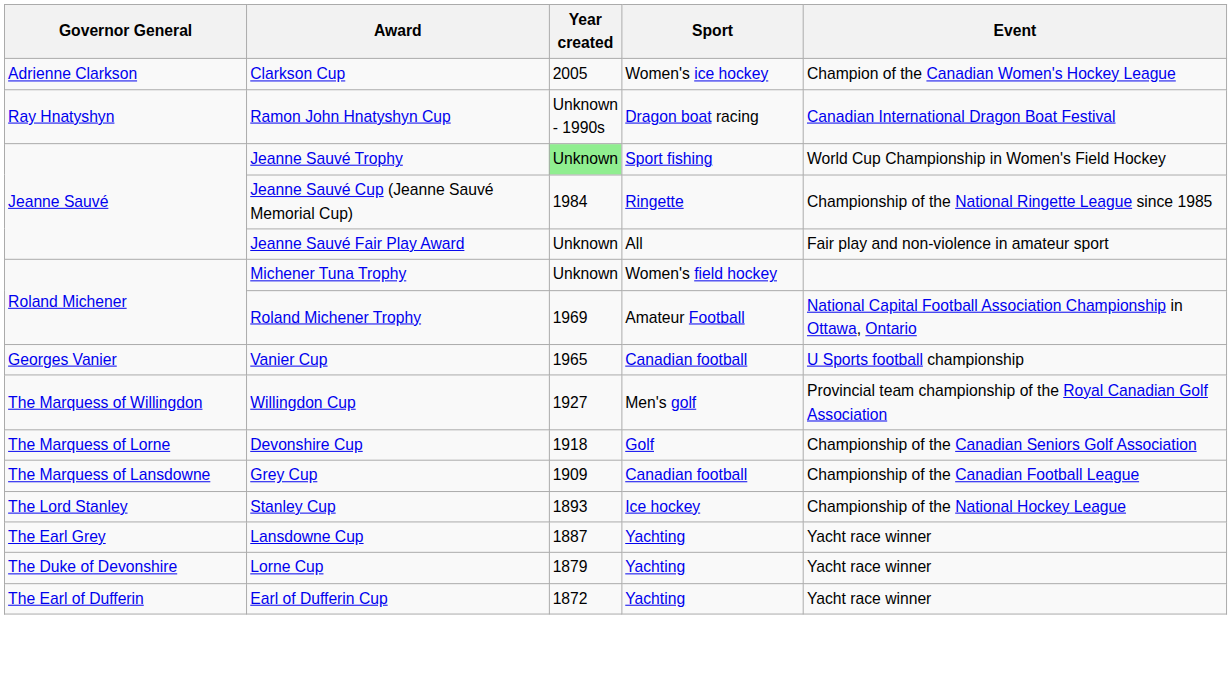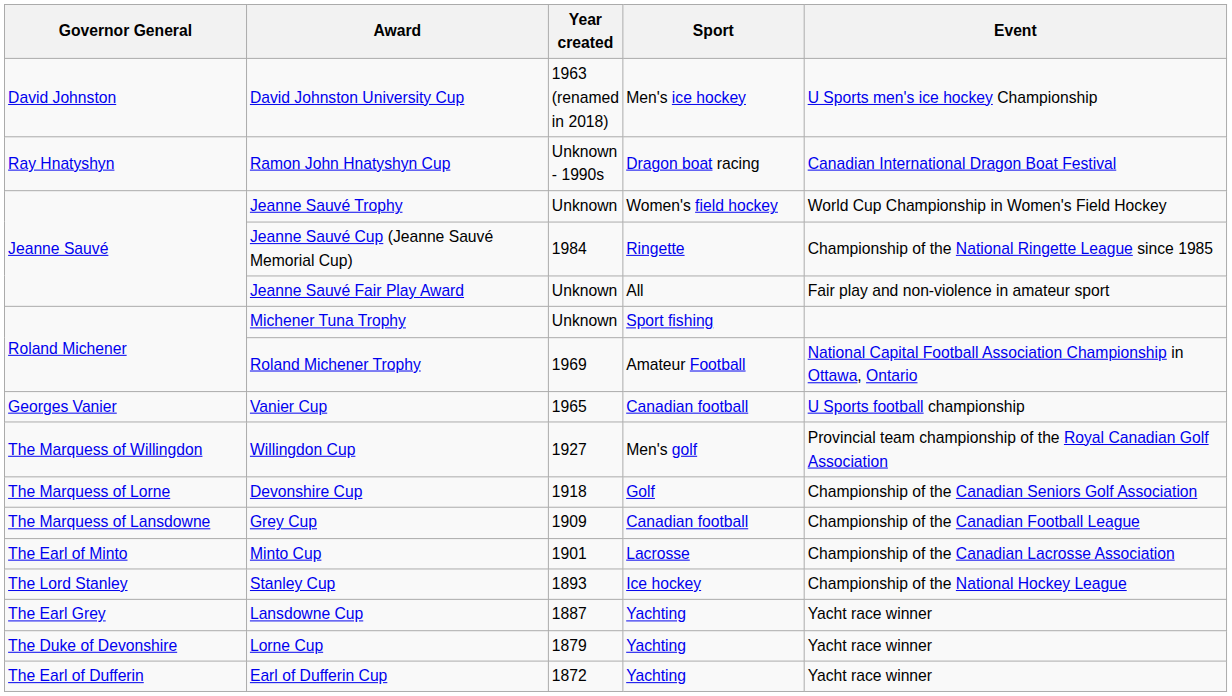+ row: (357, 97)
- row: (298, 74)
(585, 159) lightgreen background -> (585, 206) no background
(669, 159) Sport fishing -> (702, 206) Women's field hockey
(701, 274) Women's field hockey -> (670, 321) Sport fishing
+ row: (286, 553)
